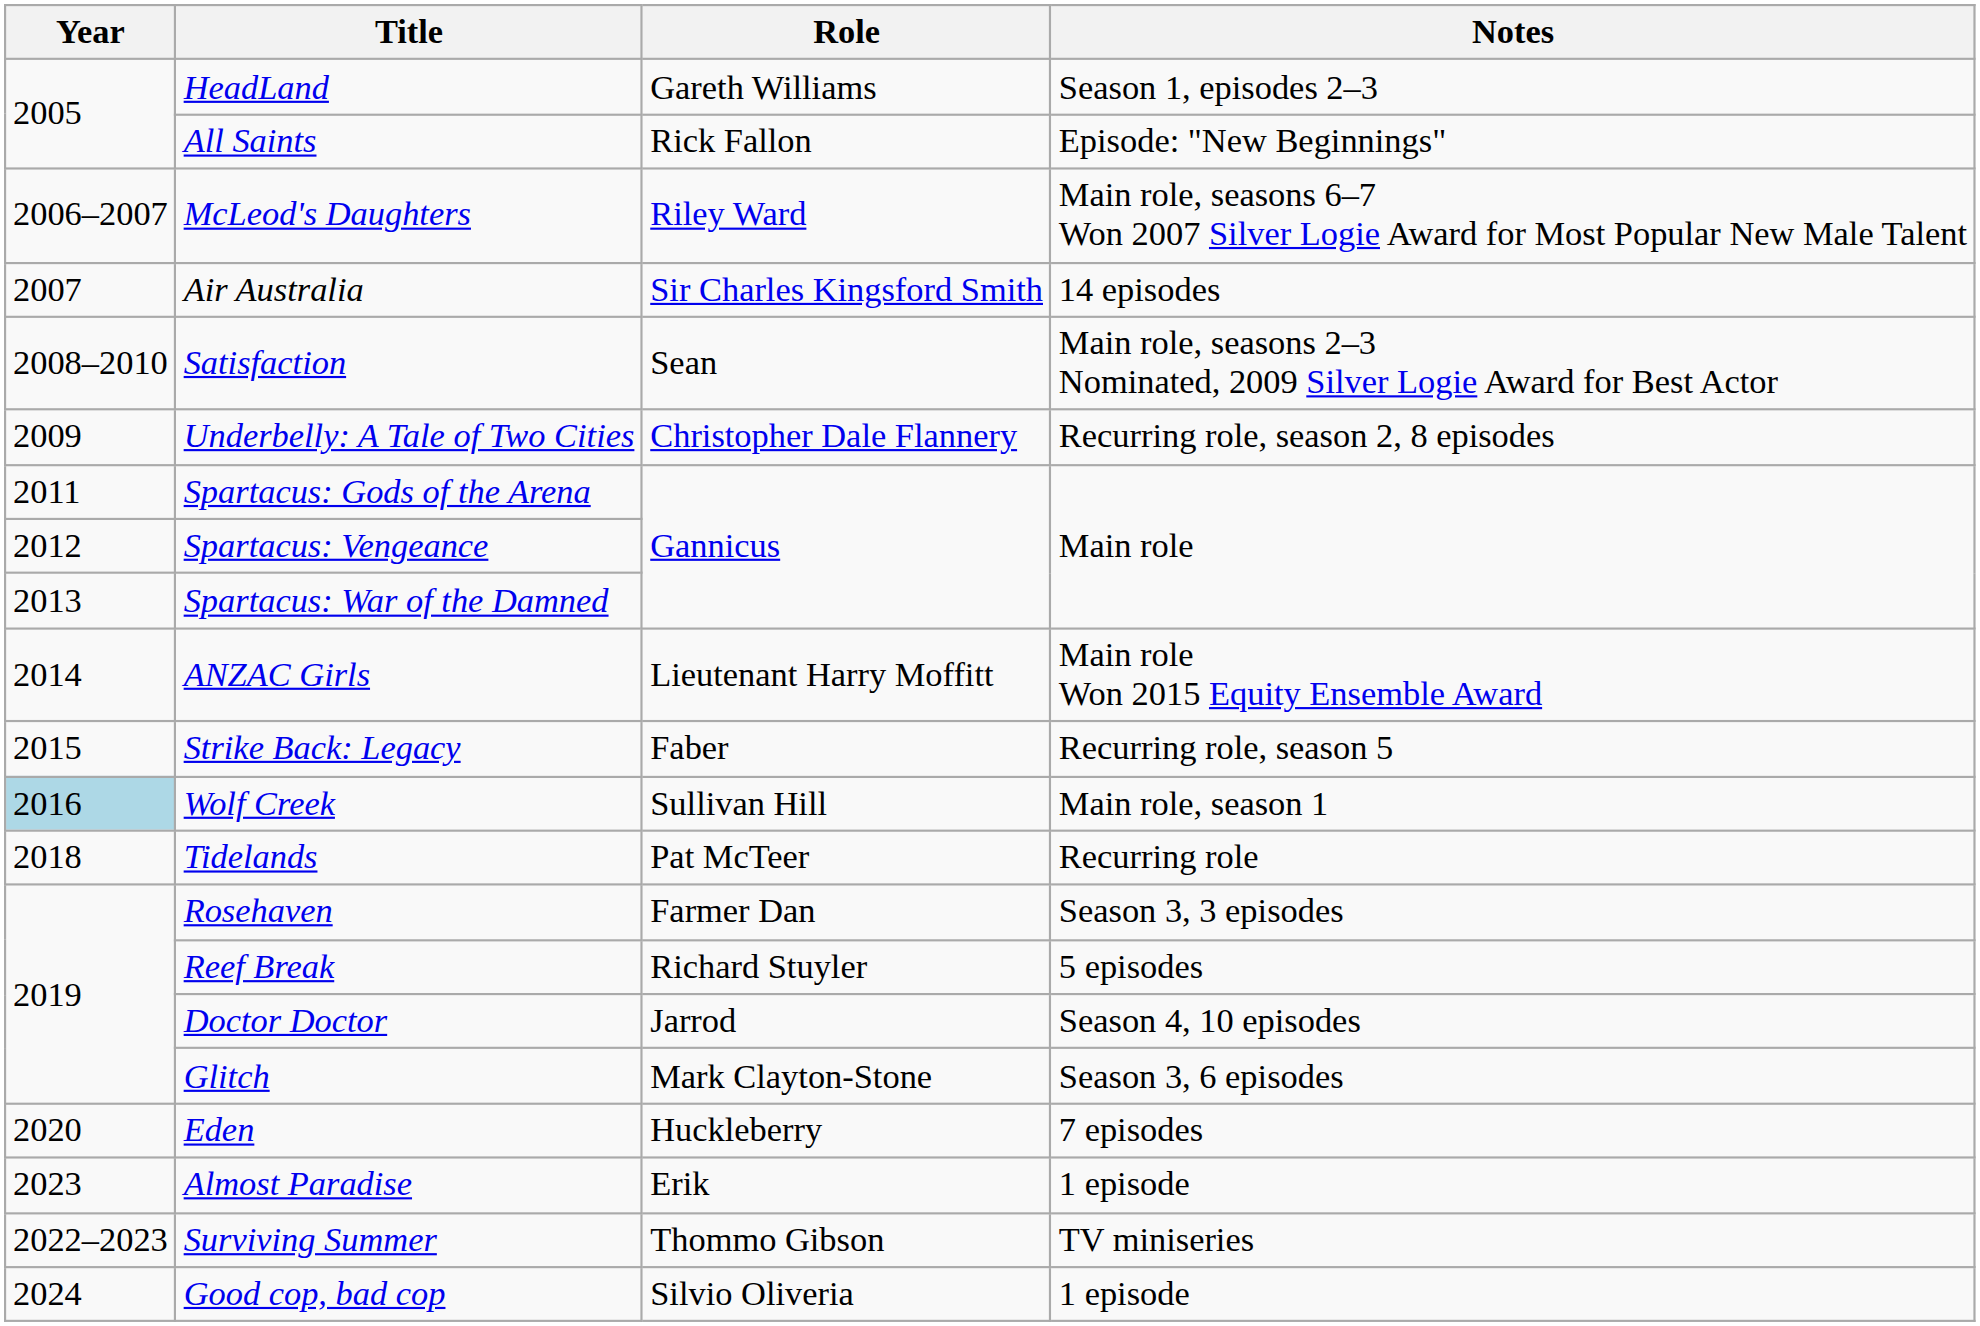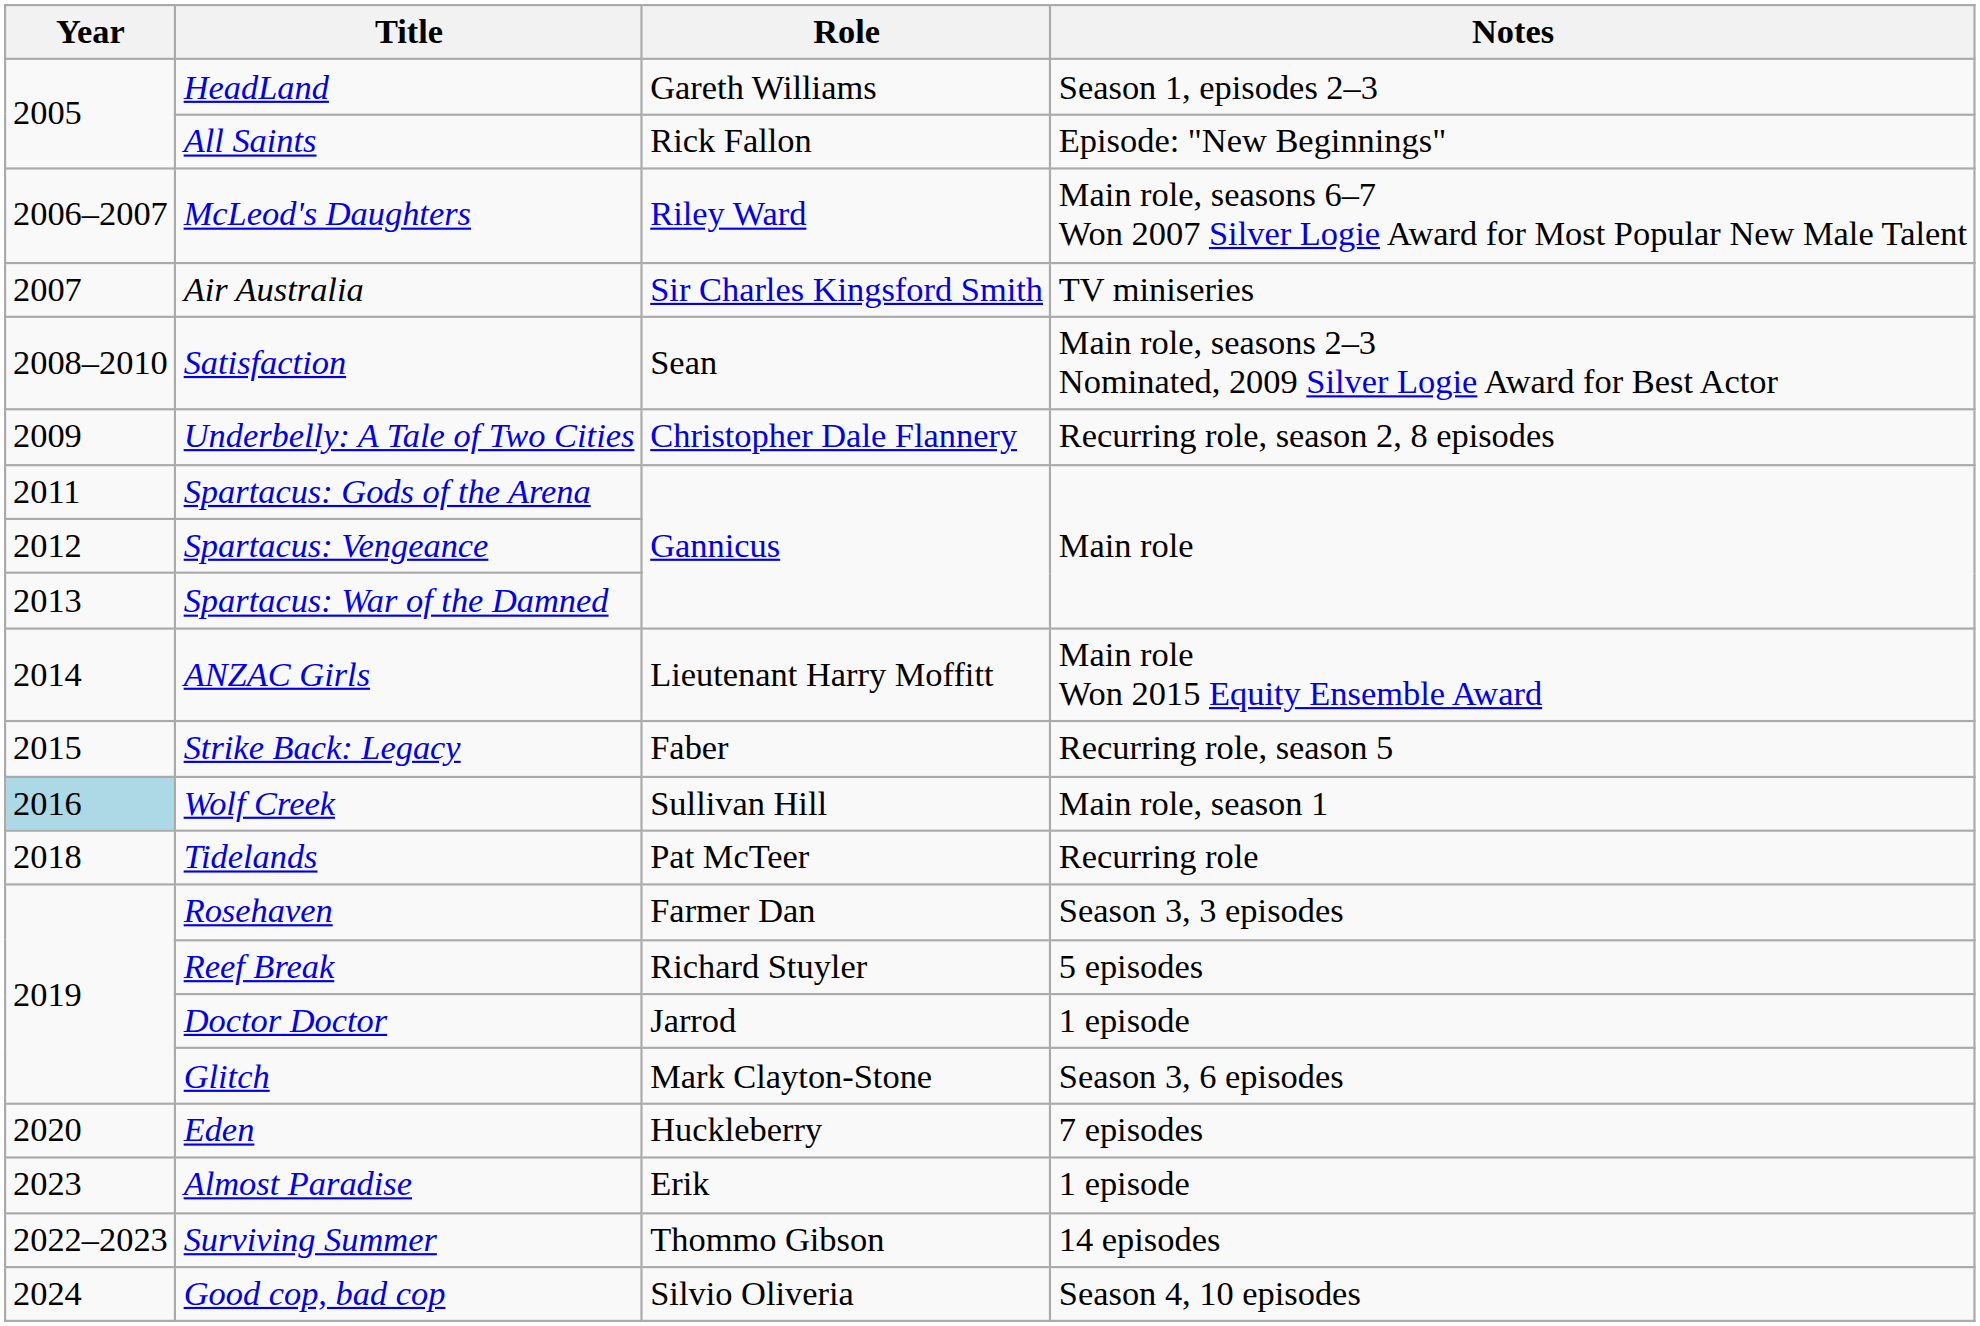(1140, 288) 14 episodes -> (1156, 288) TV miniseries
(1210, 1020) Season 4, 10 episodes -> (1124, 1020) 1 episode
(1156, 1239) TV miniseries -> (1140, 1239) 14 episodes
(1124, 1293) 1 episode -> (1210, 1293) Season 4, 10 episodes
